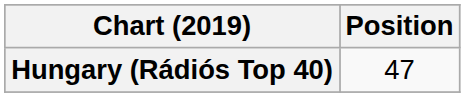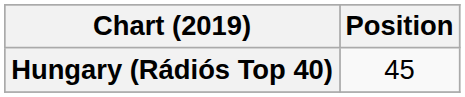(400, 69) 47 -> (400, 69) 45
